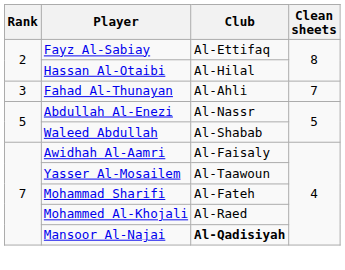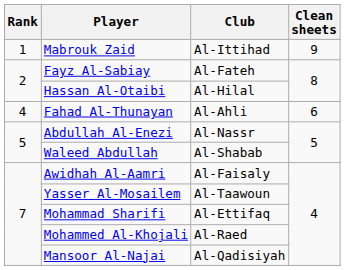+ row: (89, 50)
(232, 50) Al-Ettifaq -> (224, 70) Al-Fateh
(23, 91) 3 -> (23, 112) 4
(314, 91) 7 -> (314, 112) 6
(224, 194) Al-Fateh -> (232, 214) Al-Ettifaq
(240, 235) bold -> (240, 255) normal
